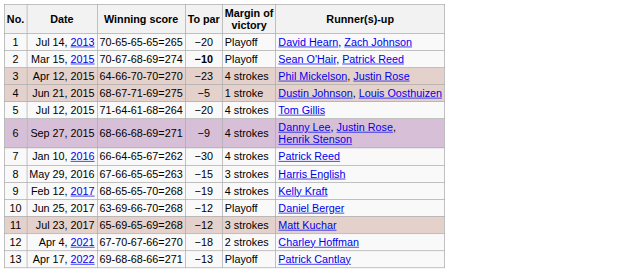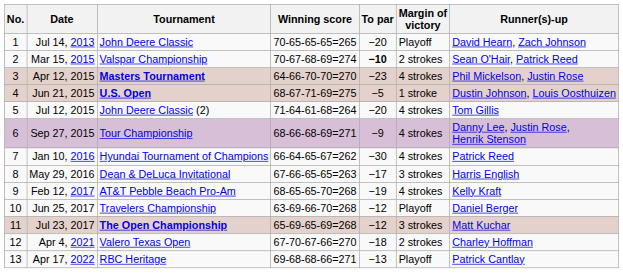+ column: (184, 19)
(241, 59) Playoff -> (421, 59) 2 strokes
(204, 174) −15 -> (378, 174) −17
